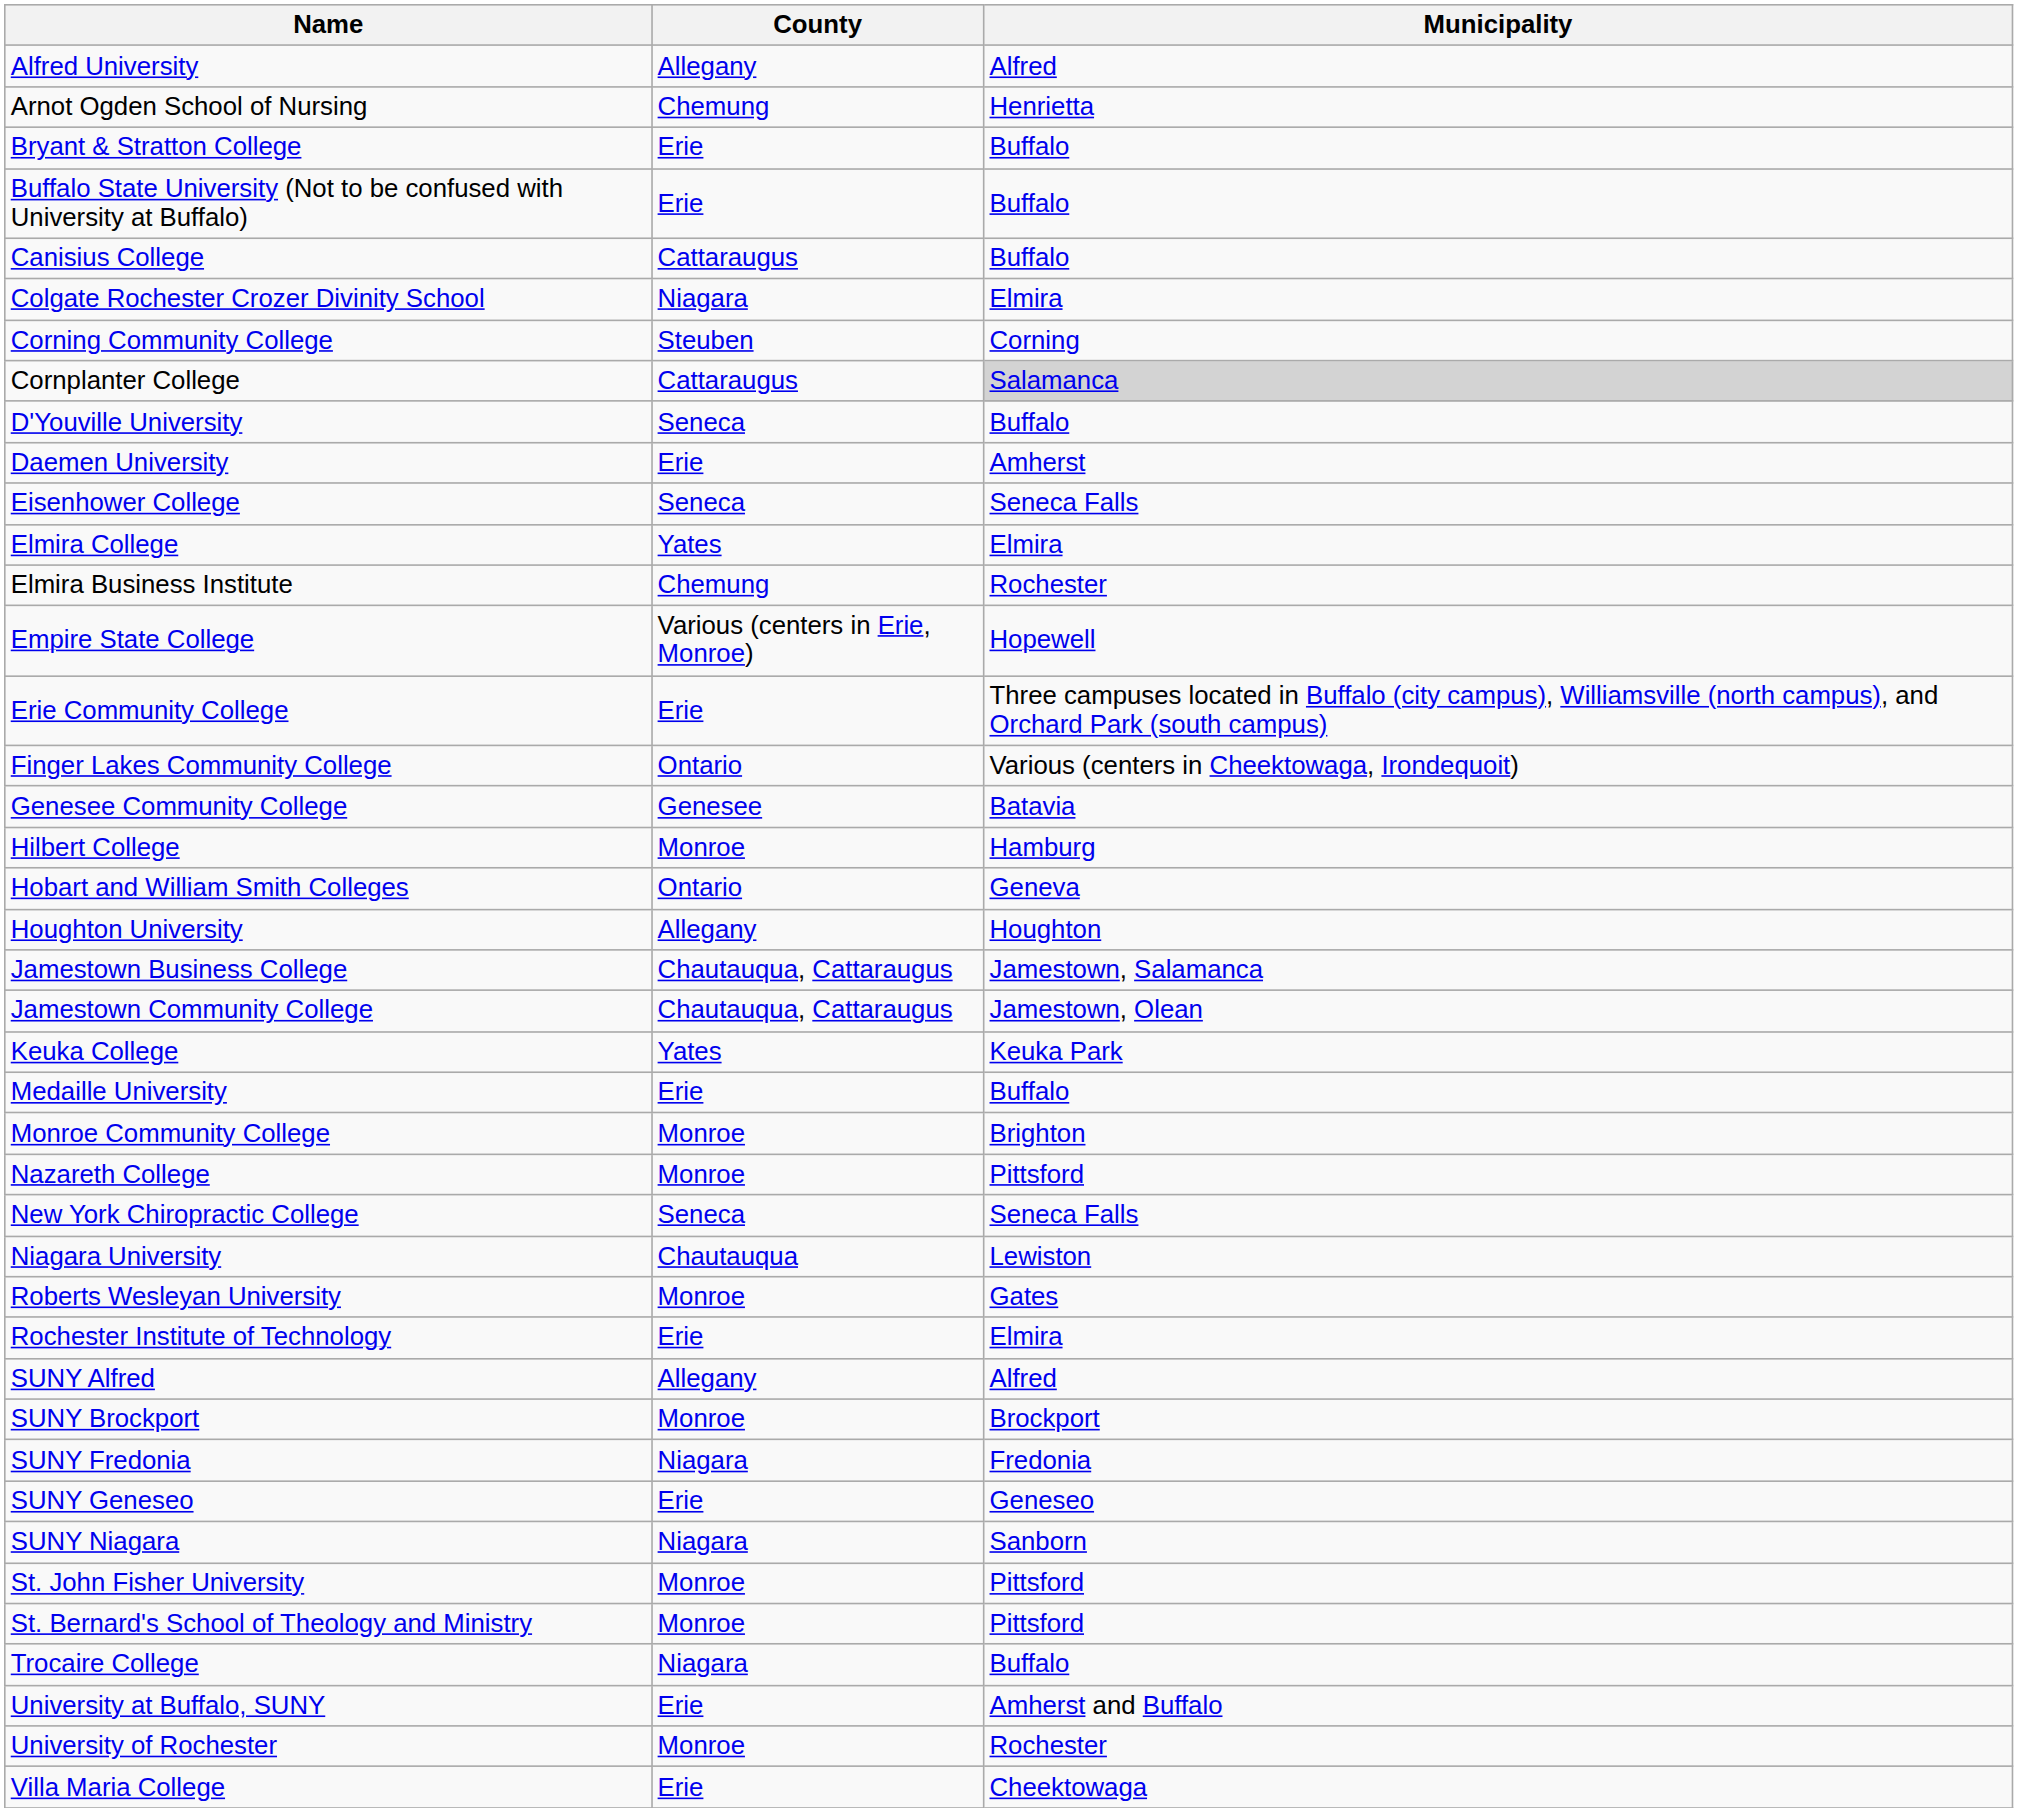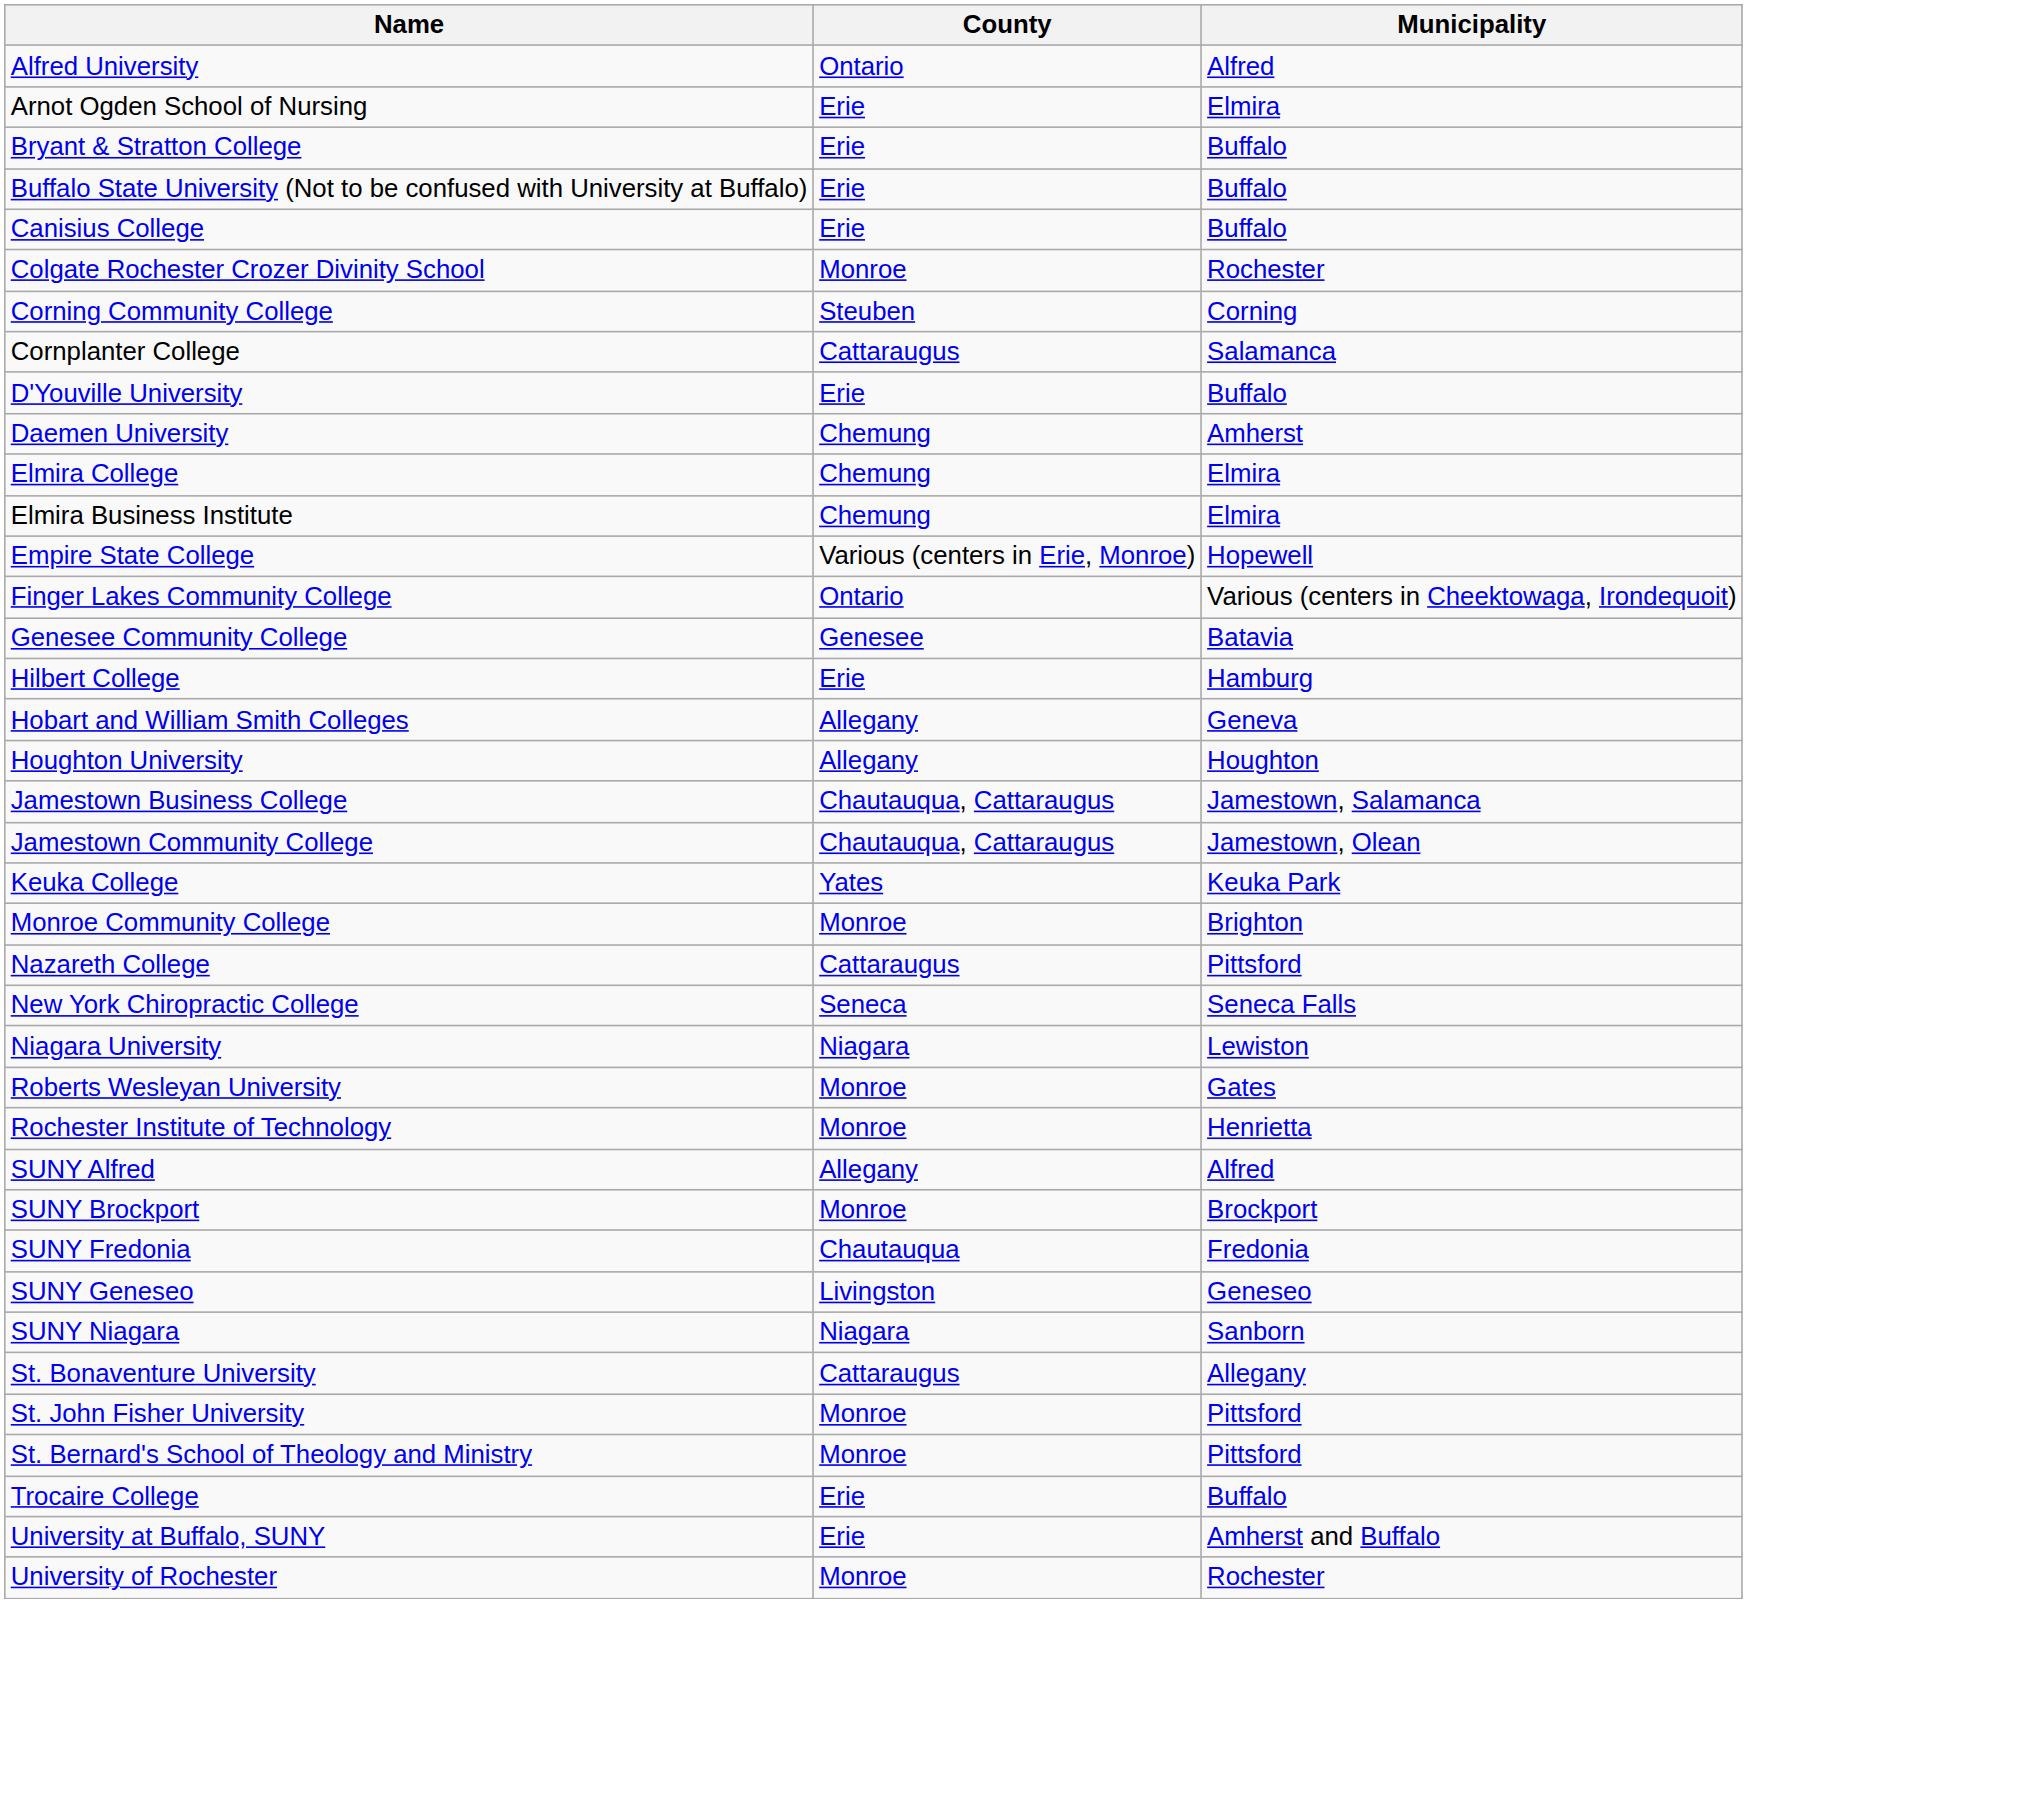(707, 65) Allegany -> (861, 65) Ontario
(713, 106) Chemung -> (842, 106) Erie
(1042, 106) Henrietta -> (1244, 106) Elmira
(728, 258) Cattaraugus -> (842, 229) Erie
(703, 299) Niagara -> (863, 270) Monroe
(1026, 299) Elmira -> (1266, 270) Rochester
(1054, 380) lightgrey background -> (1272, 351) no background
(701, 421) Seneca -> (842, 392) Erie
(681, 462) Erie -> (875, 433) Chemung
- row: (125, 503)
(690, 544) Yates -> (875, 474) Chemung
(1048, 585) Rochester -> (1244, 515) Elmira
- row: (150, 710)
(701, 847) Monroe -> (842, 678) Erie
(700, 888) Ontario -> (869, 719) Allegany
- row: (119, 1092)
(701, 1174) Monroe -> (889, 964) Cattaraugus
(728, 1255) Chautauqua -> (864, 1046) Niagara
(681, 1337) Erie -> (863, 1127) Monroe
(1026, 1337) Elmira -> (1259, 1127) Henrietta
(703, 1460) Niagara -> (889, 1250) Chautauqua
(681, 1500) Erie -> (877, 1291) Livingston
+ row: (163, 1373)
(703, 1664) Niagara -> (842, 1495) Erie
- row: (118, 1786)
